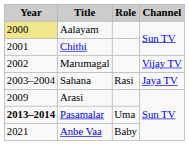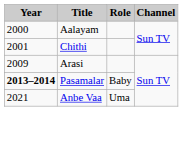(18, 30) khaki background -> (18, 30) no background
- row: (85, 64)
- row: (75, 81)
(125, 115) Uma -> (120, 81) Baby
(126, 132) Baby -> (119, 98) Uma
